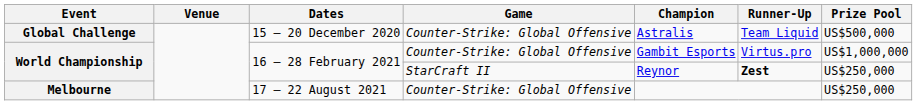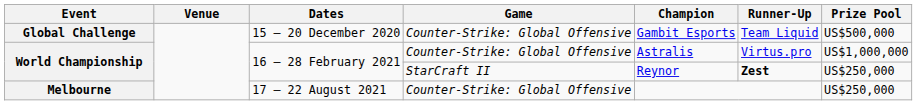(665, 33) Astralis -> (686, 33) Gambit Esports
(686, 52) Gambit Esports -> (665, 52) Astralis
